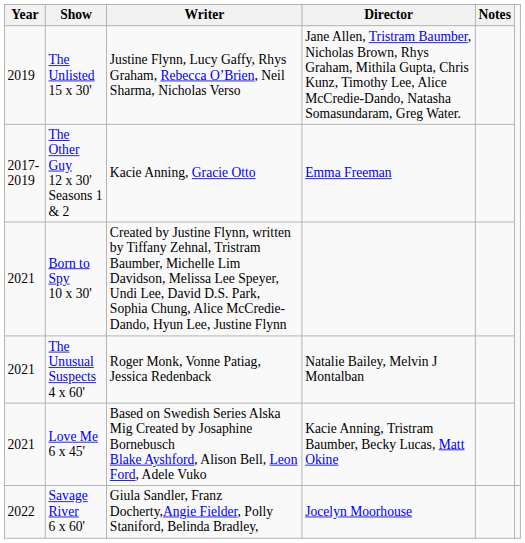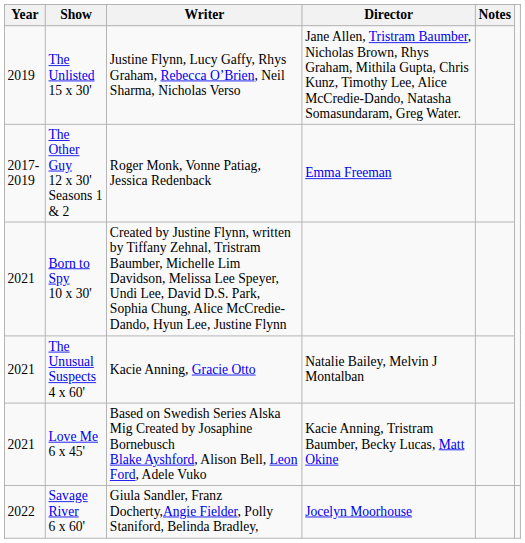(183, 173) Kacie Anning, Gracie Otto -> (185, 173) Roger Monk, Vonne Patiag, Jessica Redenback
(185, 369) Roger Monk, Vonne Patiag, Jessica Redenback -> (183, 369) Kacie Anning, Gracie Otto
